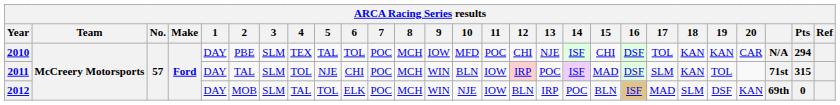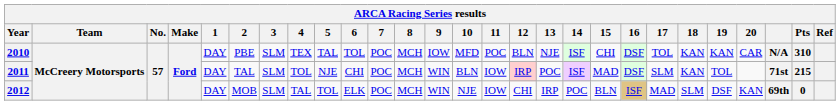(523, 52) CHI -> (523, 52) BLN
(803, 52) 294 -> (803, 52) 310
(803, 71) 315 -> (803, 71) 215
(523, 90) BLN -> (523, 90) CHI
